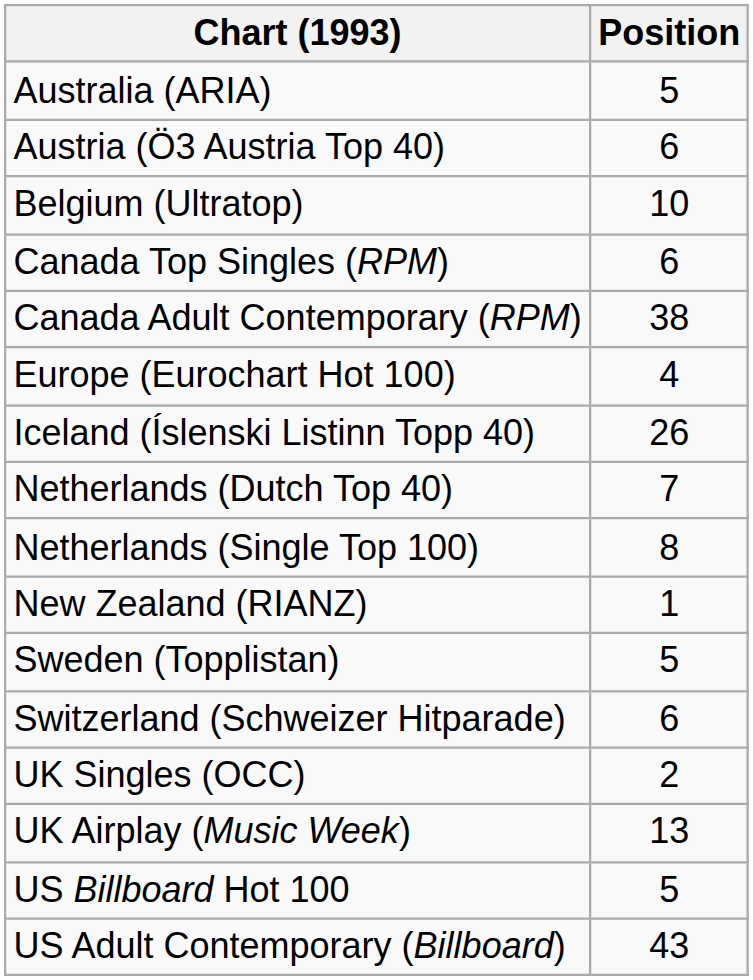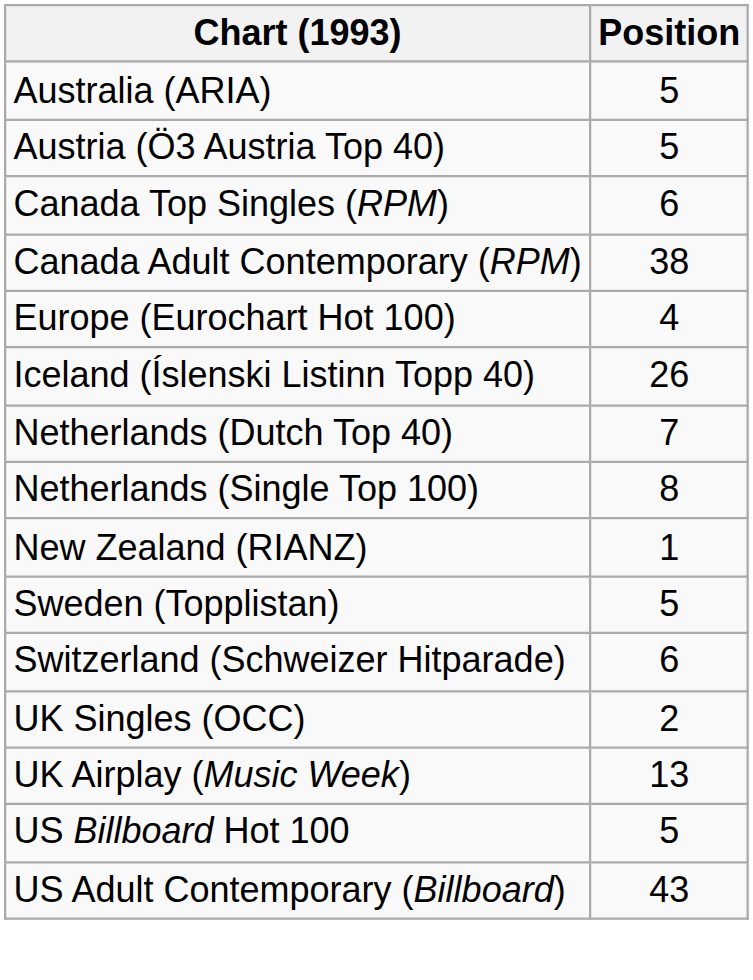(669, 147) 6 -> (669, 147) 5
- row: (158, 204)
